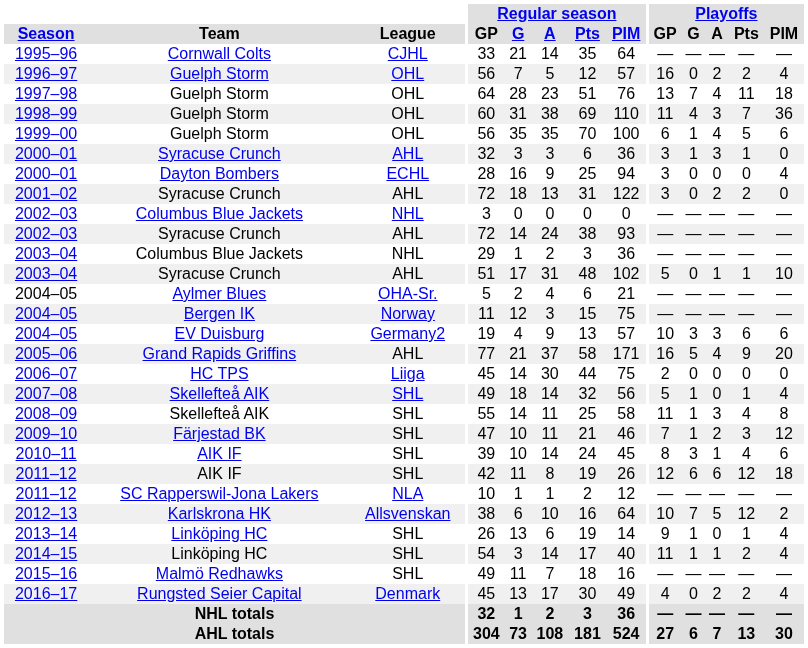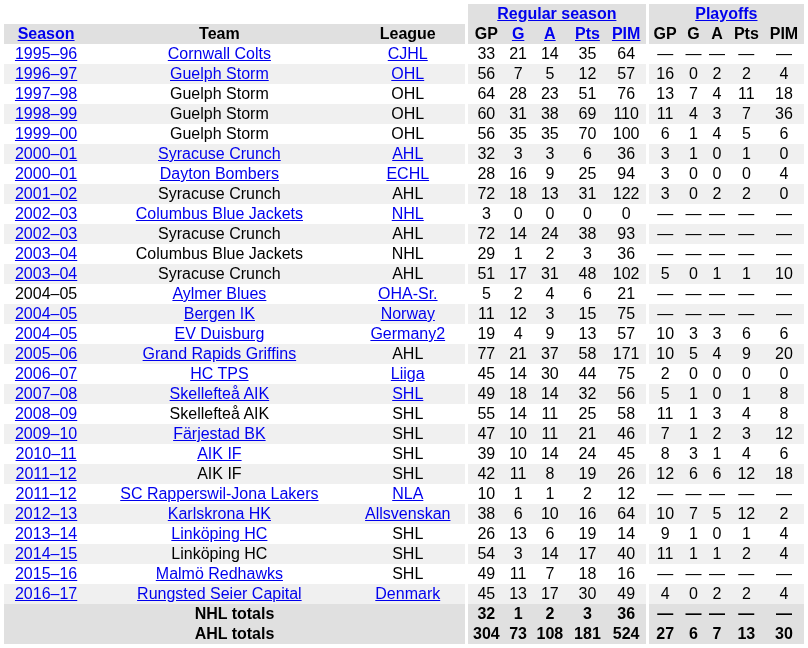(717, 154) 3 -> (717, 154) 0
(665, 354) 16 -> (665, 354) 10
(784, 394) 4 -> (784, 394) 8
